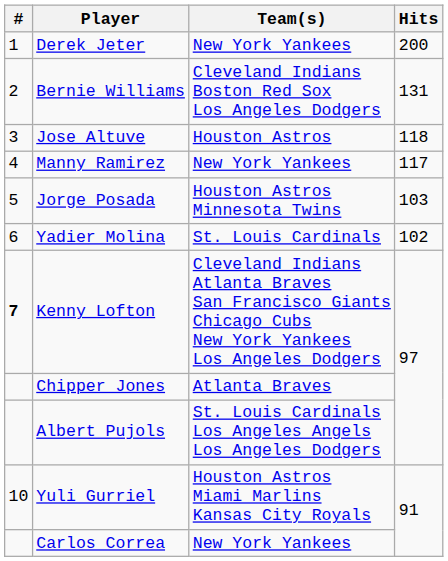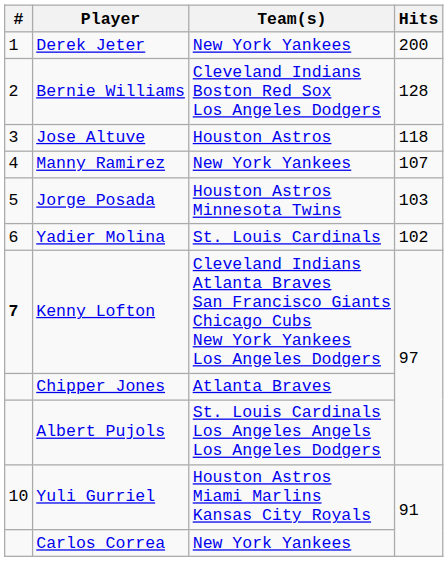(414, 91) 131 -> (414, 91) 128
(414, 164) 117 -> (414, 164) 107
